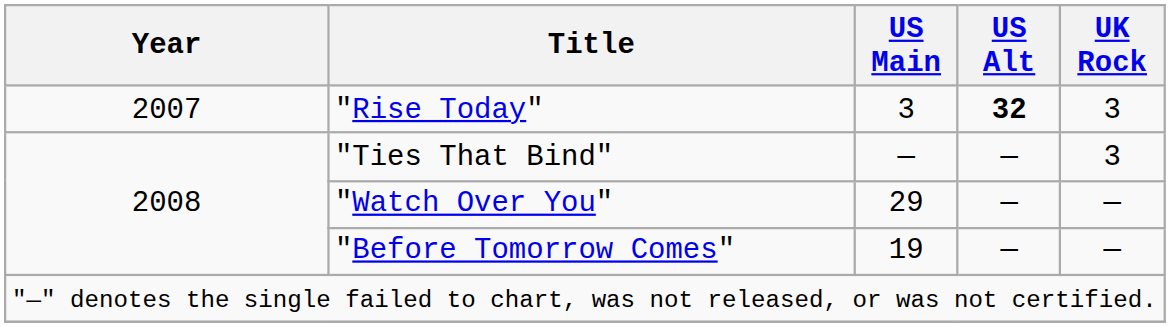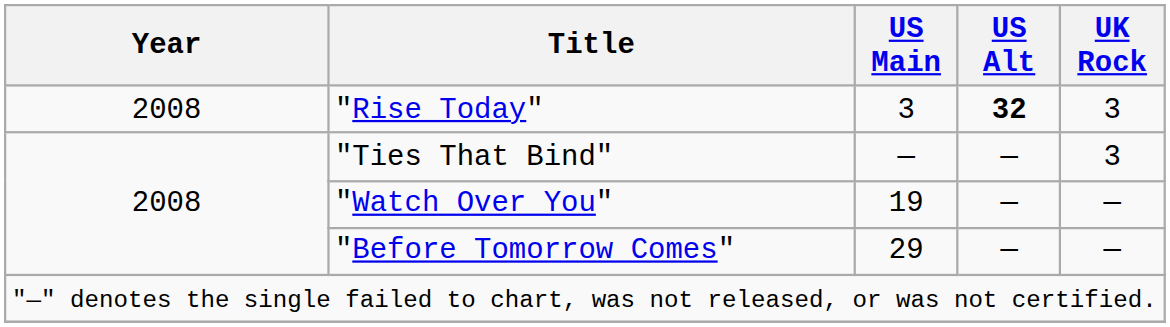(167, 109) 2007 -> (167, 109) 2008
(906, 204) 29 -> (906, 204) 19
(906, 251) 19 -> (906, 251) 29
